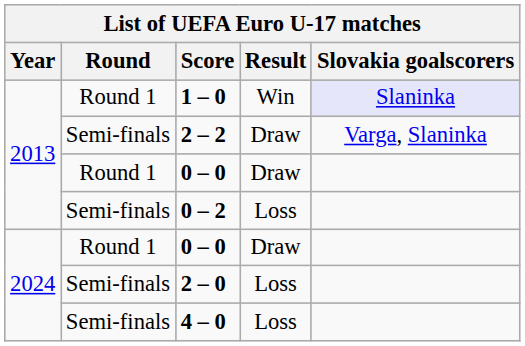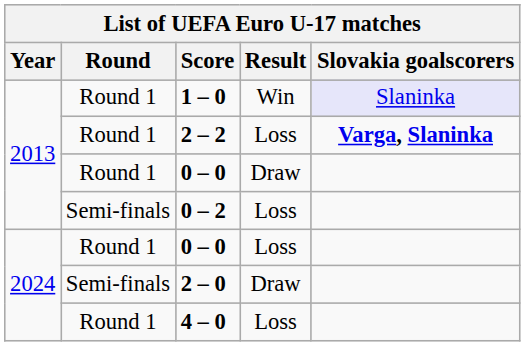(118, 135) Semi-finals -> (118, 135) Round 1
(276, 135) Draw -> (276, 135) Loss
(416, 135) normal -> (416, 135) bold
(276, 247) Draw -> (276, 247) Loss
(276, 284) Loss -> (276, 284) Draw
(118, 321) Semi-finals -> (118, 321) Round 1
